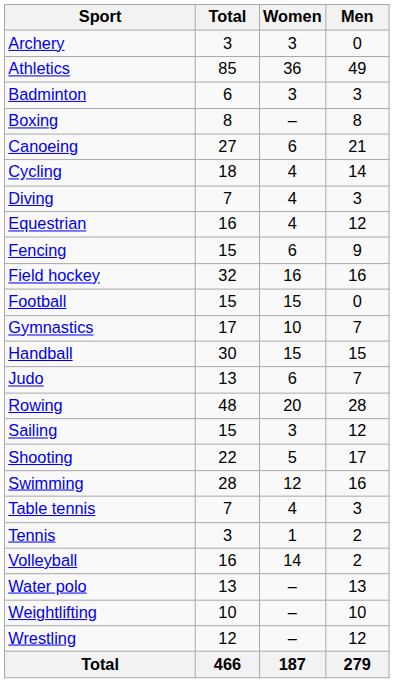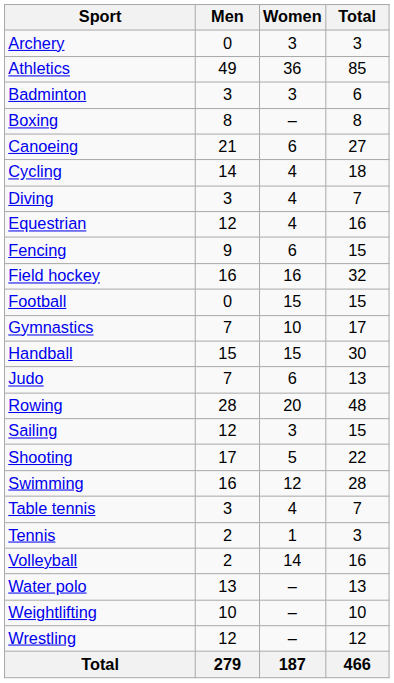columns swapped: (357, 17) <-> (227, 17)
